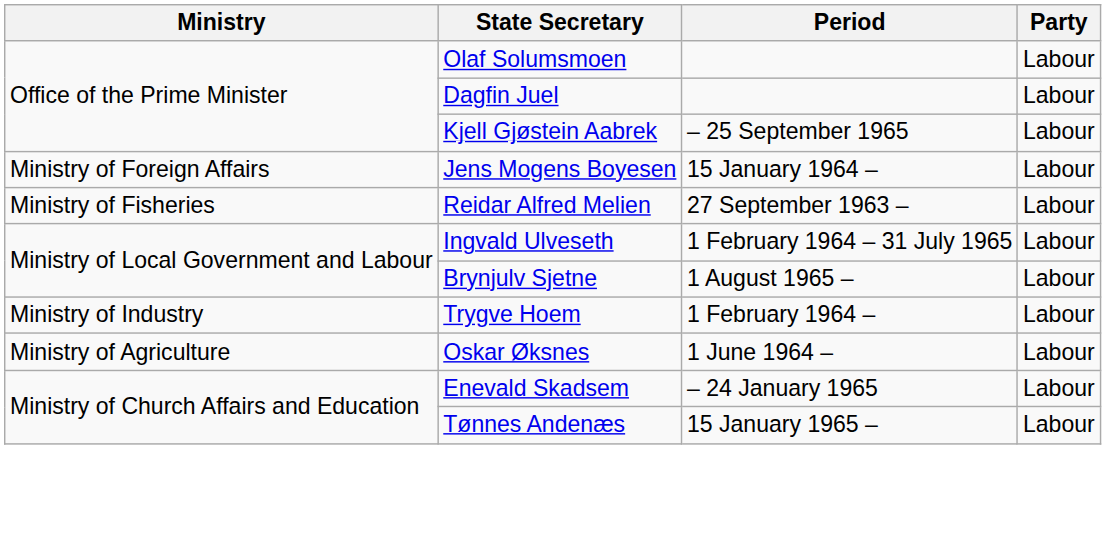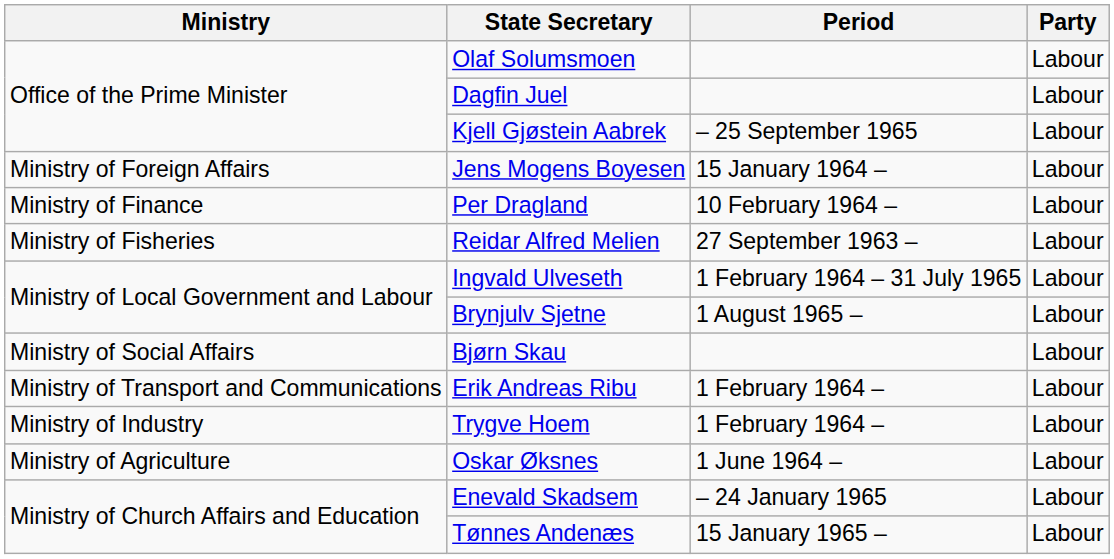+ row: (520, 205)
+ row: (509, 351)
+ row: (544, 388)
